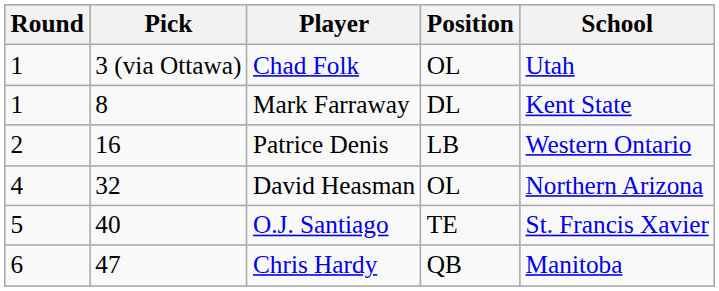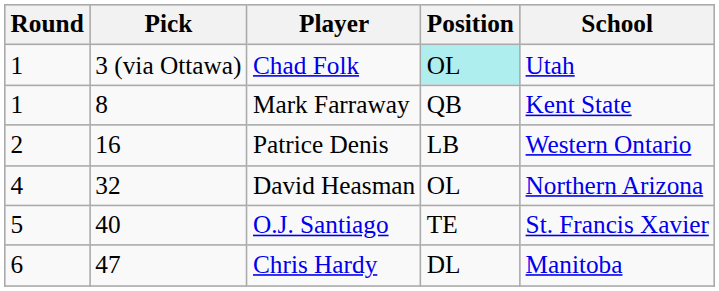(444, 64) no background -> (444, 64) paleturquoise background
(444, 104) DL -> (444, 104) QB
(444, 265) QB -> (444, 265) DL
